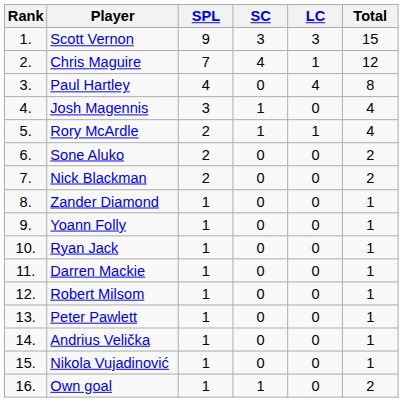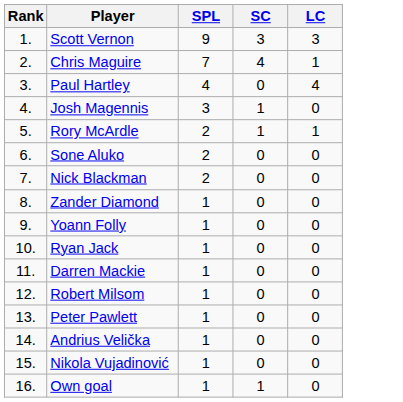- column: (370, 16)
